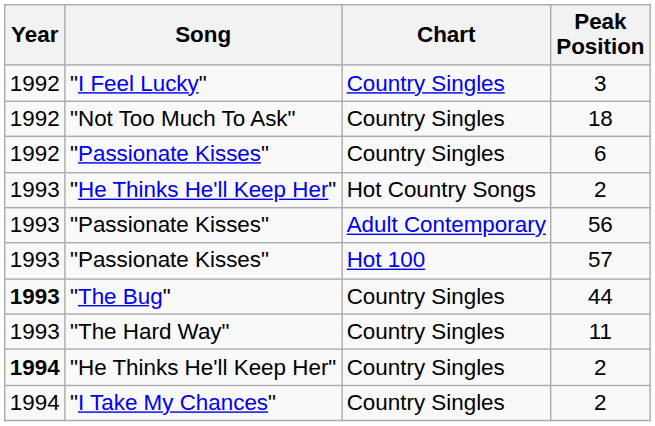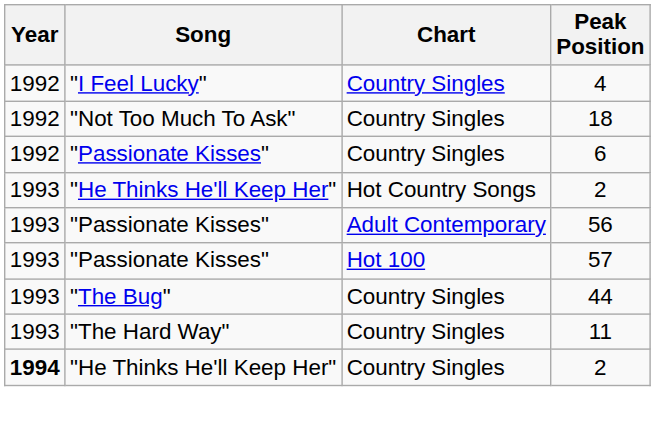(600, 82) 3 -> (600, 82) 4
(35, 296) bold -> (35, 296) normal
- row: (173, 402)
